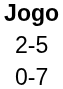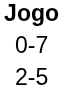rows swapped: (32, 77) <-> (32, 45)
